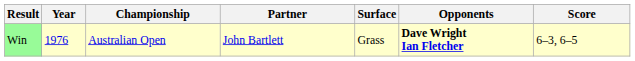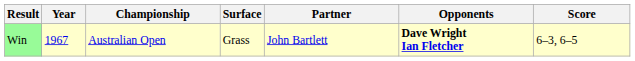columns swapped: (377, 13) <-> (287, 13)
(56, 39) 1976 -> (56, 39) 1967
